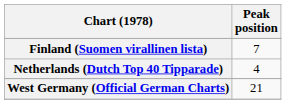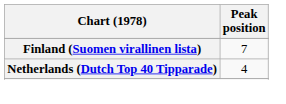- row: (118, 88)
